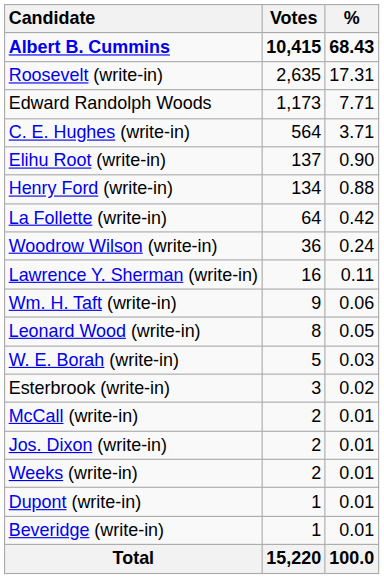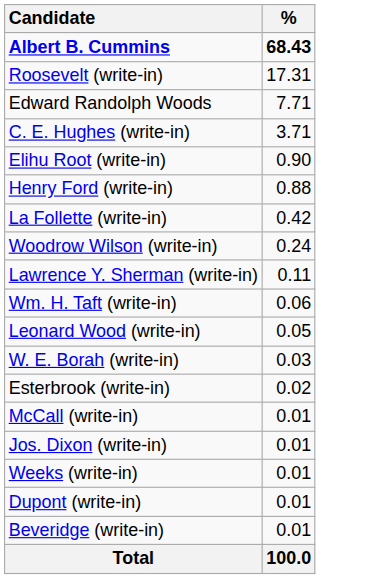- column: (294, 18)
